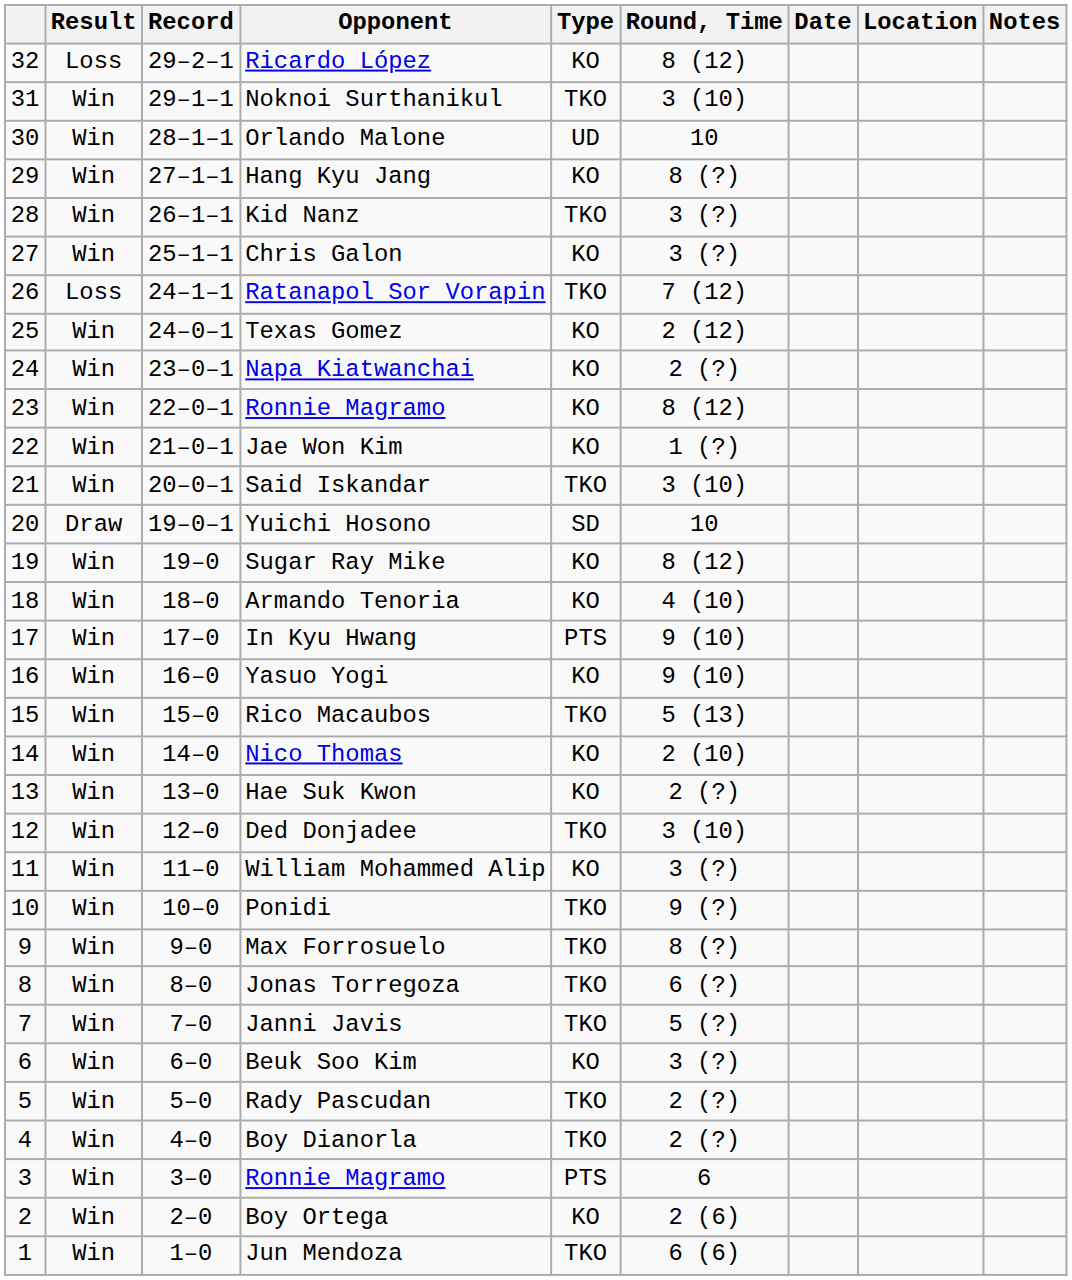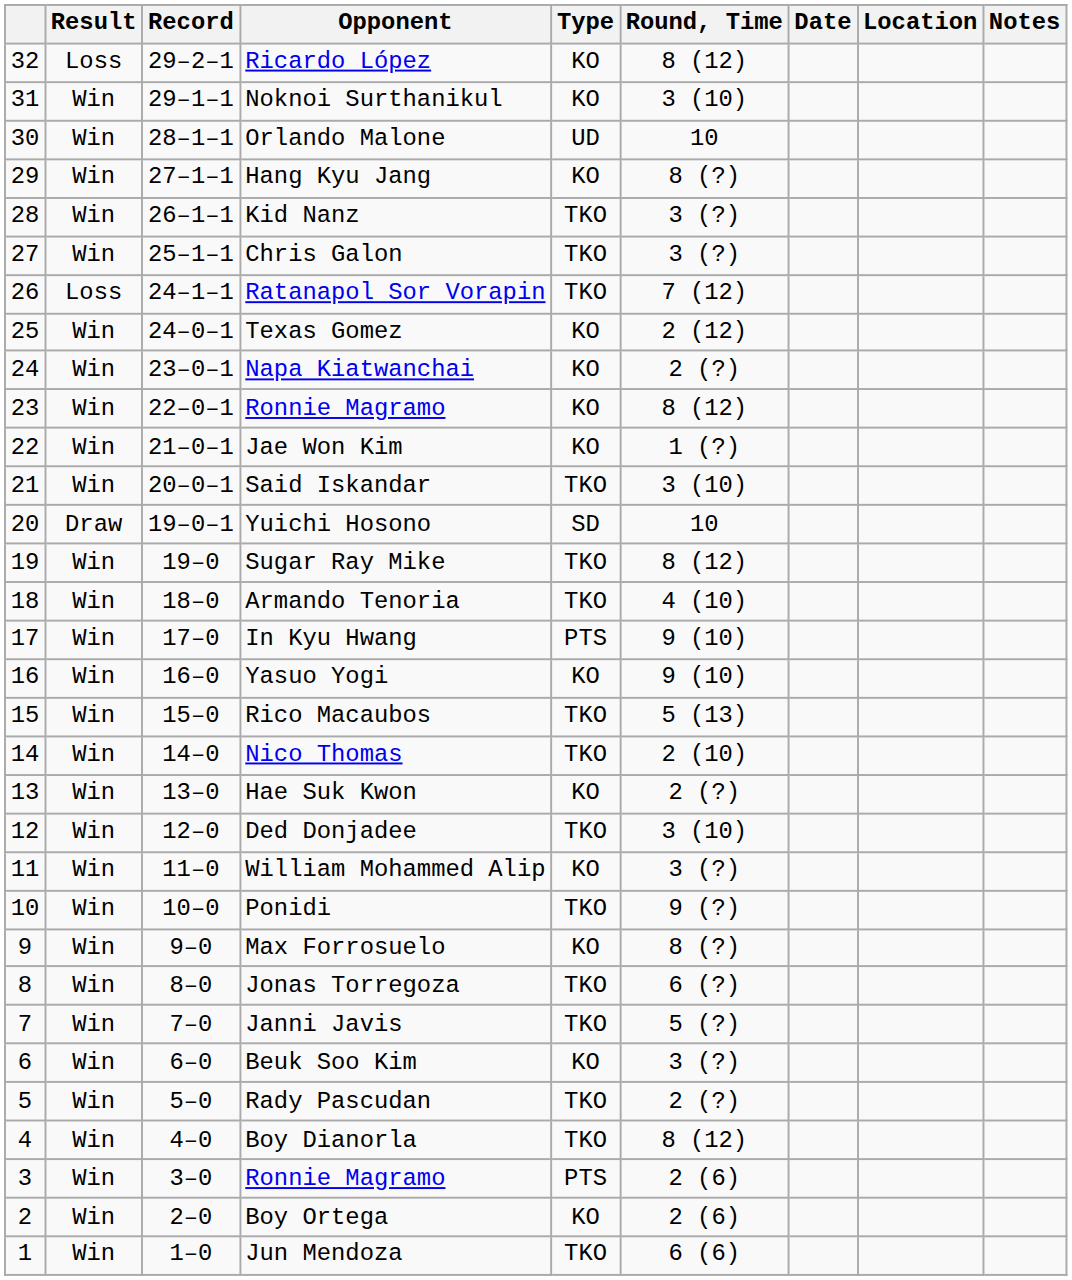(586, 102) TKO -> (586, 102) KO
(586, 255) KO -> (586, 255) TKO
(586, 563) KO -> (586, 563) TKO
(586, 602) KO -> (586, 602) TKO
(586, 756) KO -> (586, 756) TKO
(586, 948) TKO -> (586, 948) KO
(704, 1140) 2 (?) -> (704, 1140) 8 (12)
(704, 1179) 6 -> (704, 1179) 2 (6)
